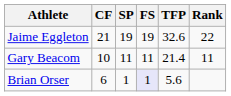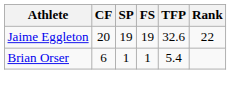(103, 37) 21 -> (103, 37) 20
- row: (44, 58)
(147, 80) lavender background -> (147, 58) no background
(174, 80) 5.6 -> (174, 58) 5.4
